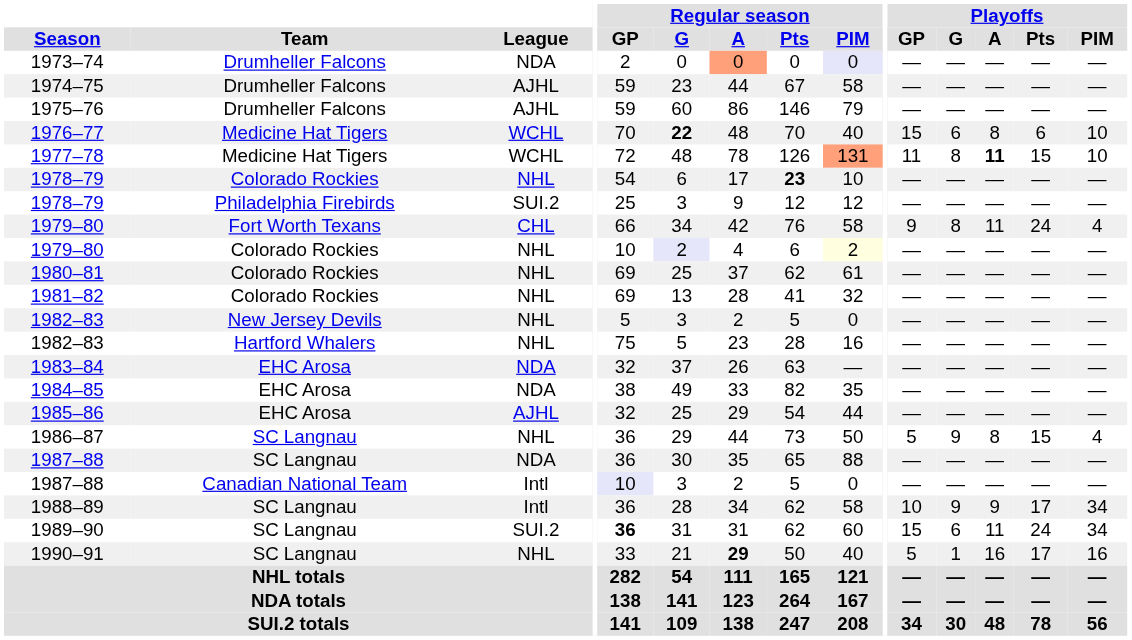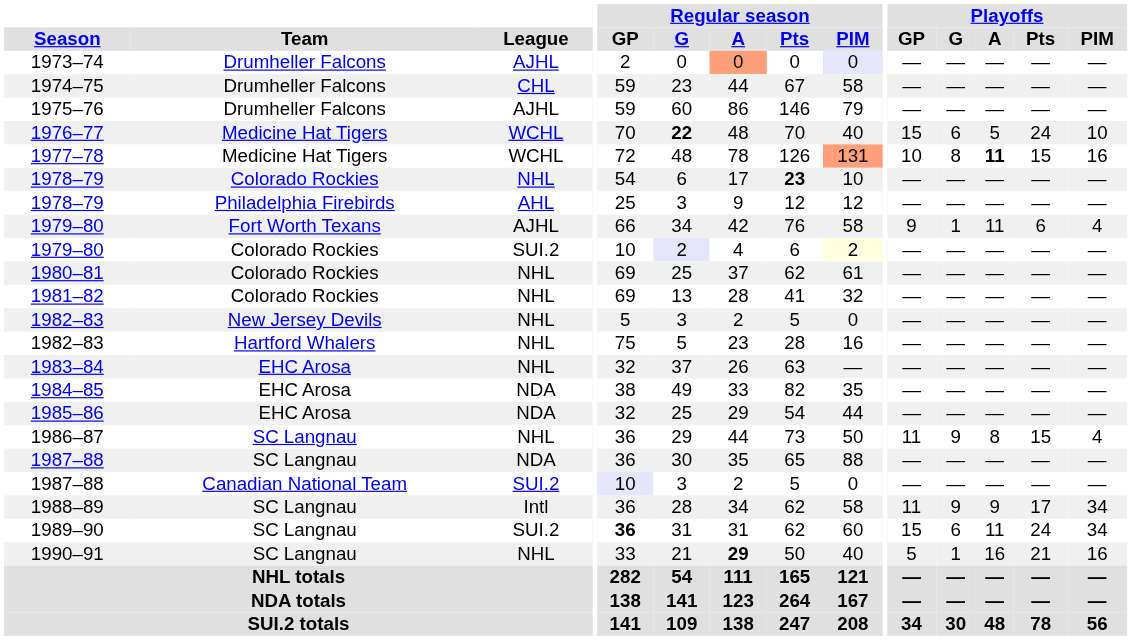(536, 62) NDA -> (536, 62) AJHL
(536, 85) AJHL -> (536, 85) CHL
(995, 132) 8 -> (995, 132) 5
(1041, 132) 6 -> (1041, 132) 24
(912, 156) 11 -> (912, 156) 10
(1097, 156) 10 -> (1097, 156) 16
(536, 202) SUI.2 -> (536, 202) AHL
(536, 226) CHL -> (536, 226) AJHL
(956, 226) 8 -> (956, 226) 1
(1041, 226) 24 -> (1041, 226) 6
(536, 249) NHL -> (536, 249) SUI.2
(536, 366) NDA -> (536, 366) NHL
(536, 413) AJHL -> (536, 413) NDA
(912, 436) 5 -> (912, 436) 11
(536, 483) Intl -> (536, 483) SUI.2
(912, 507) 10 -> (912, 507) 11
(1041, 553) 17 -> (1041, 553) 21
